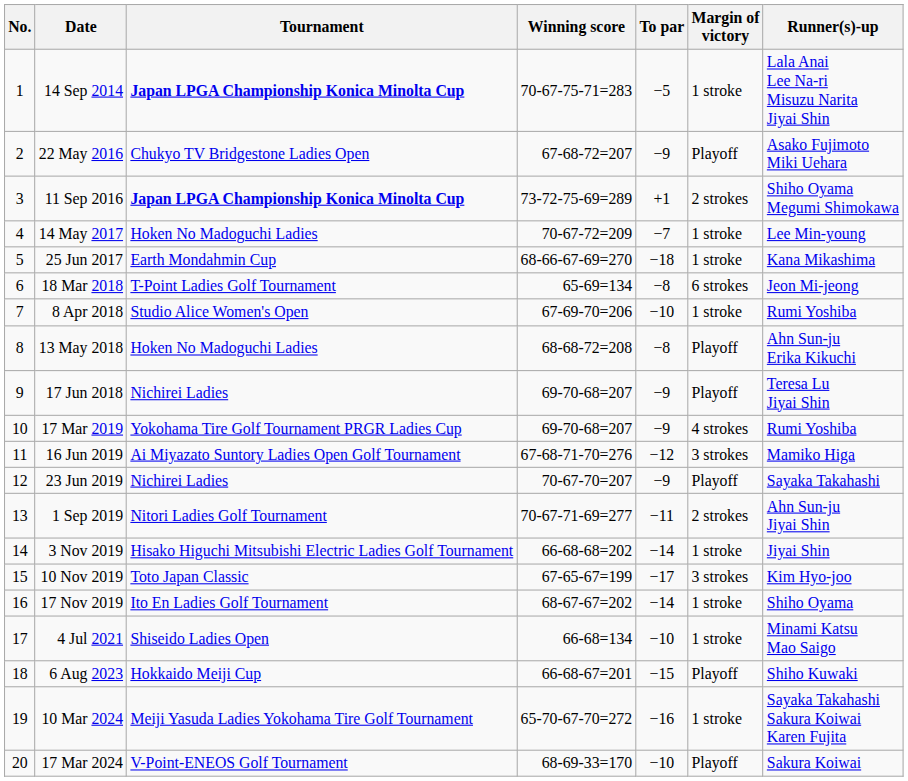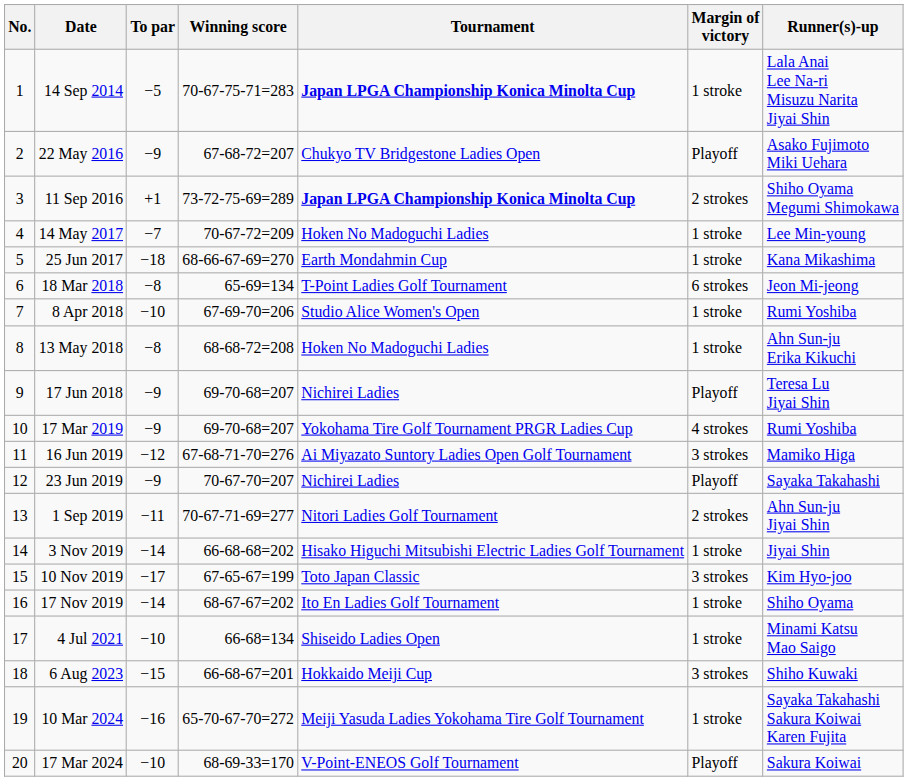columns swapped: (322, 27) <-> (662, 27)
(715, 347) Playoff -> (717, 347) 1 stroke
(715, 674) Playoff -> (720, 674) 3 strokes
